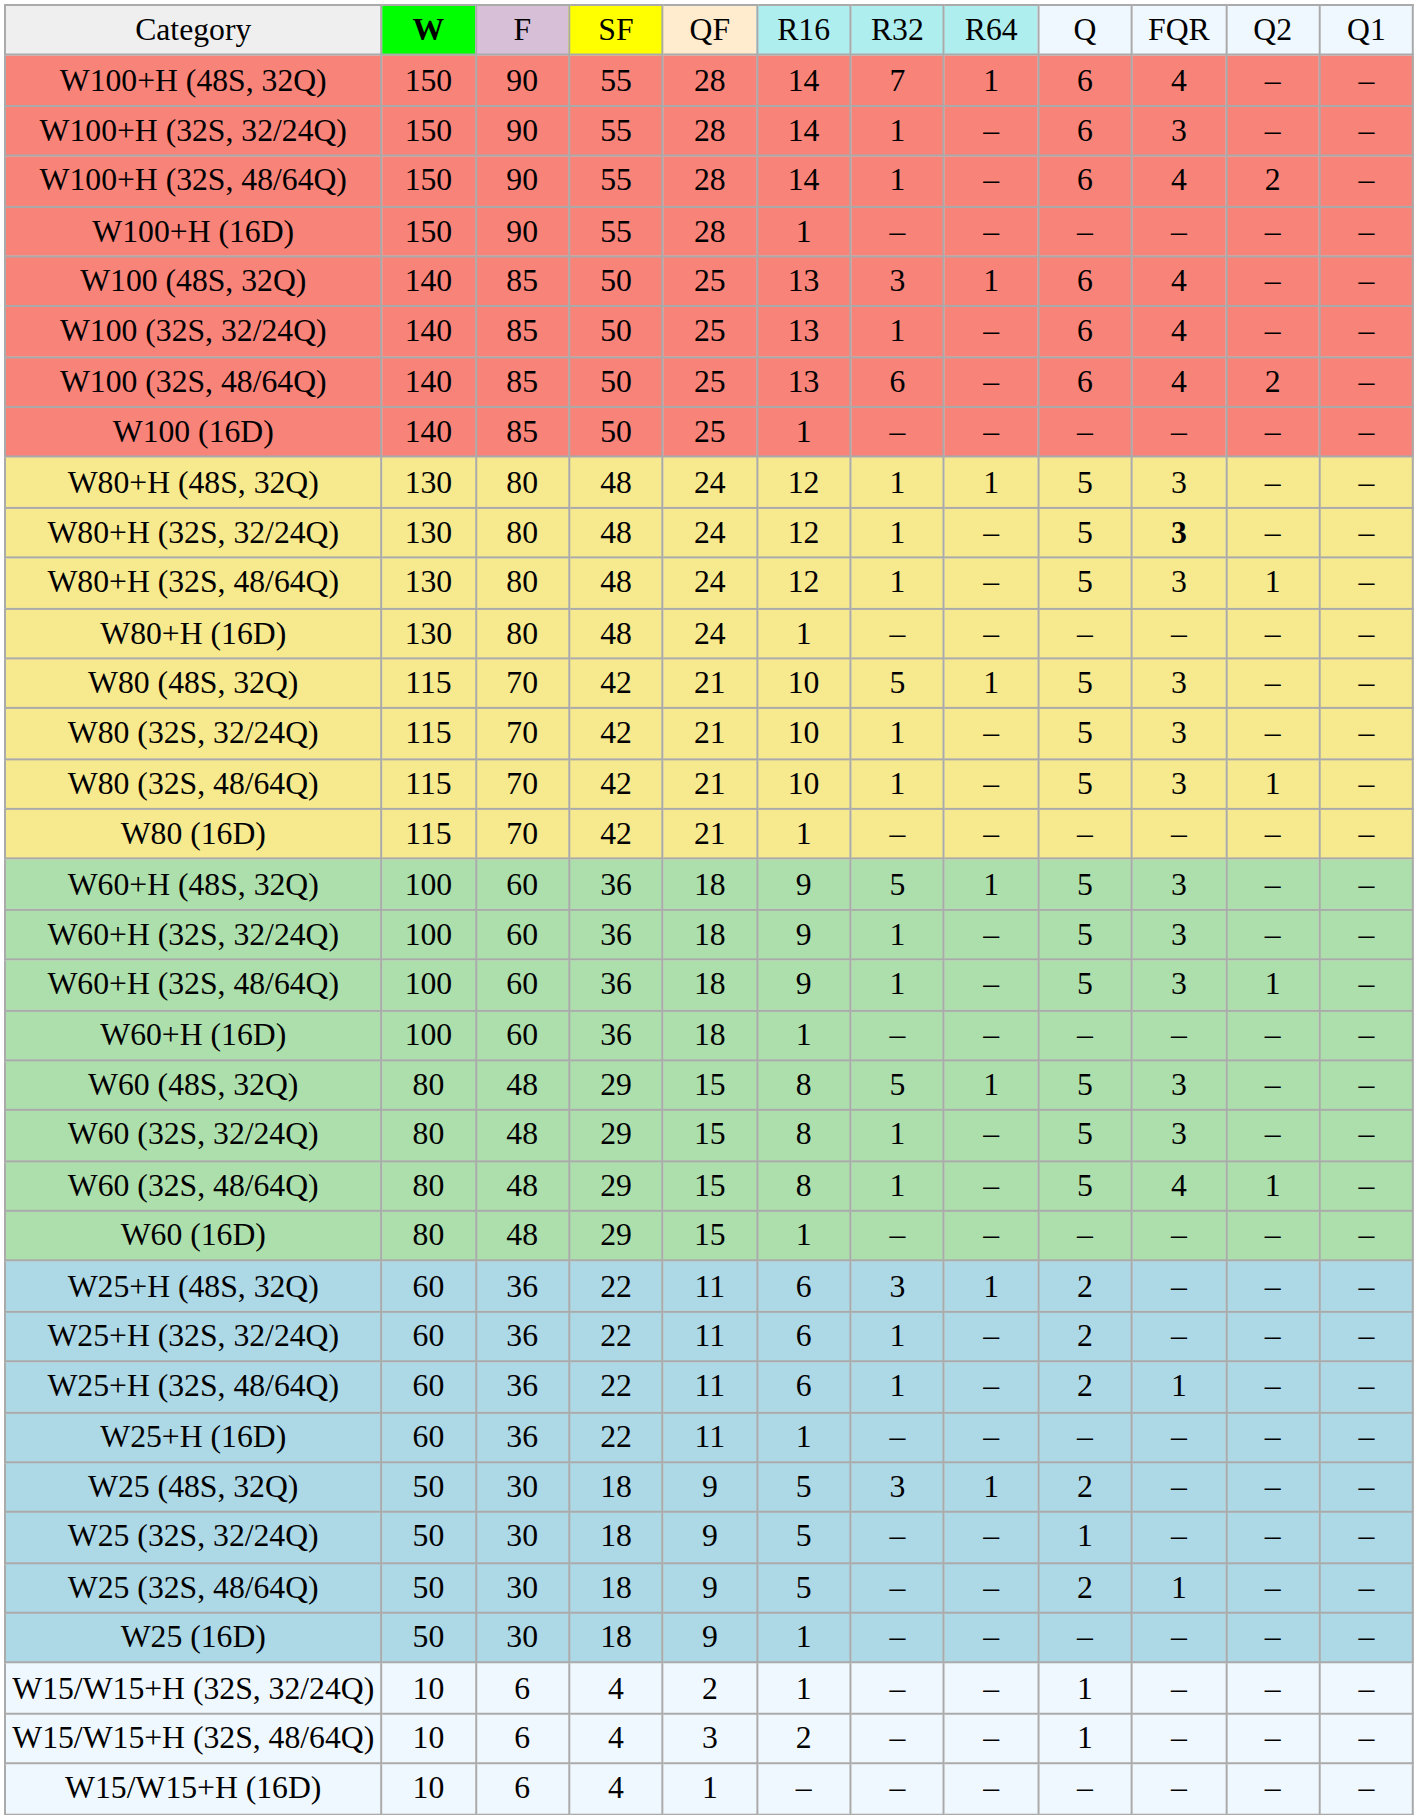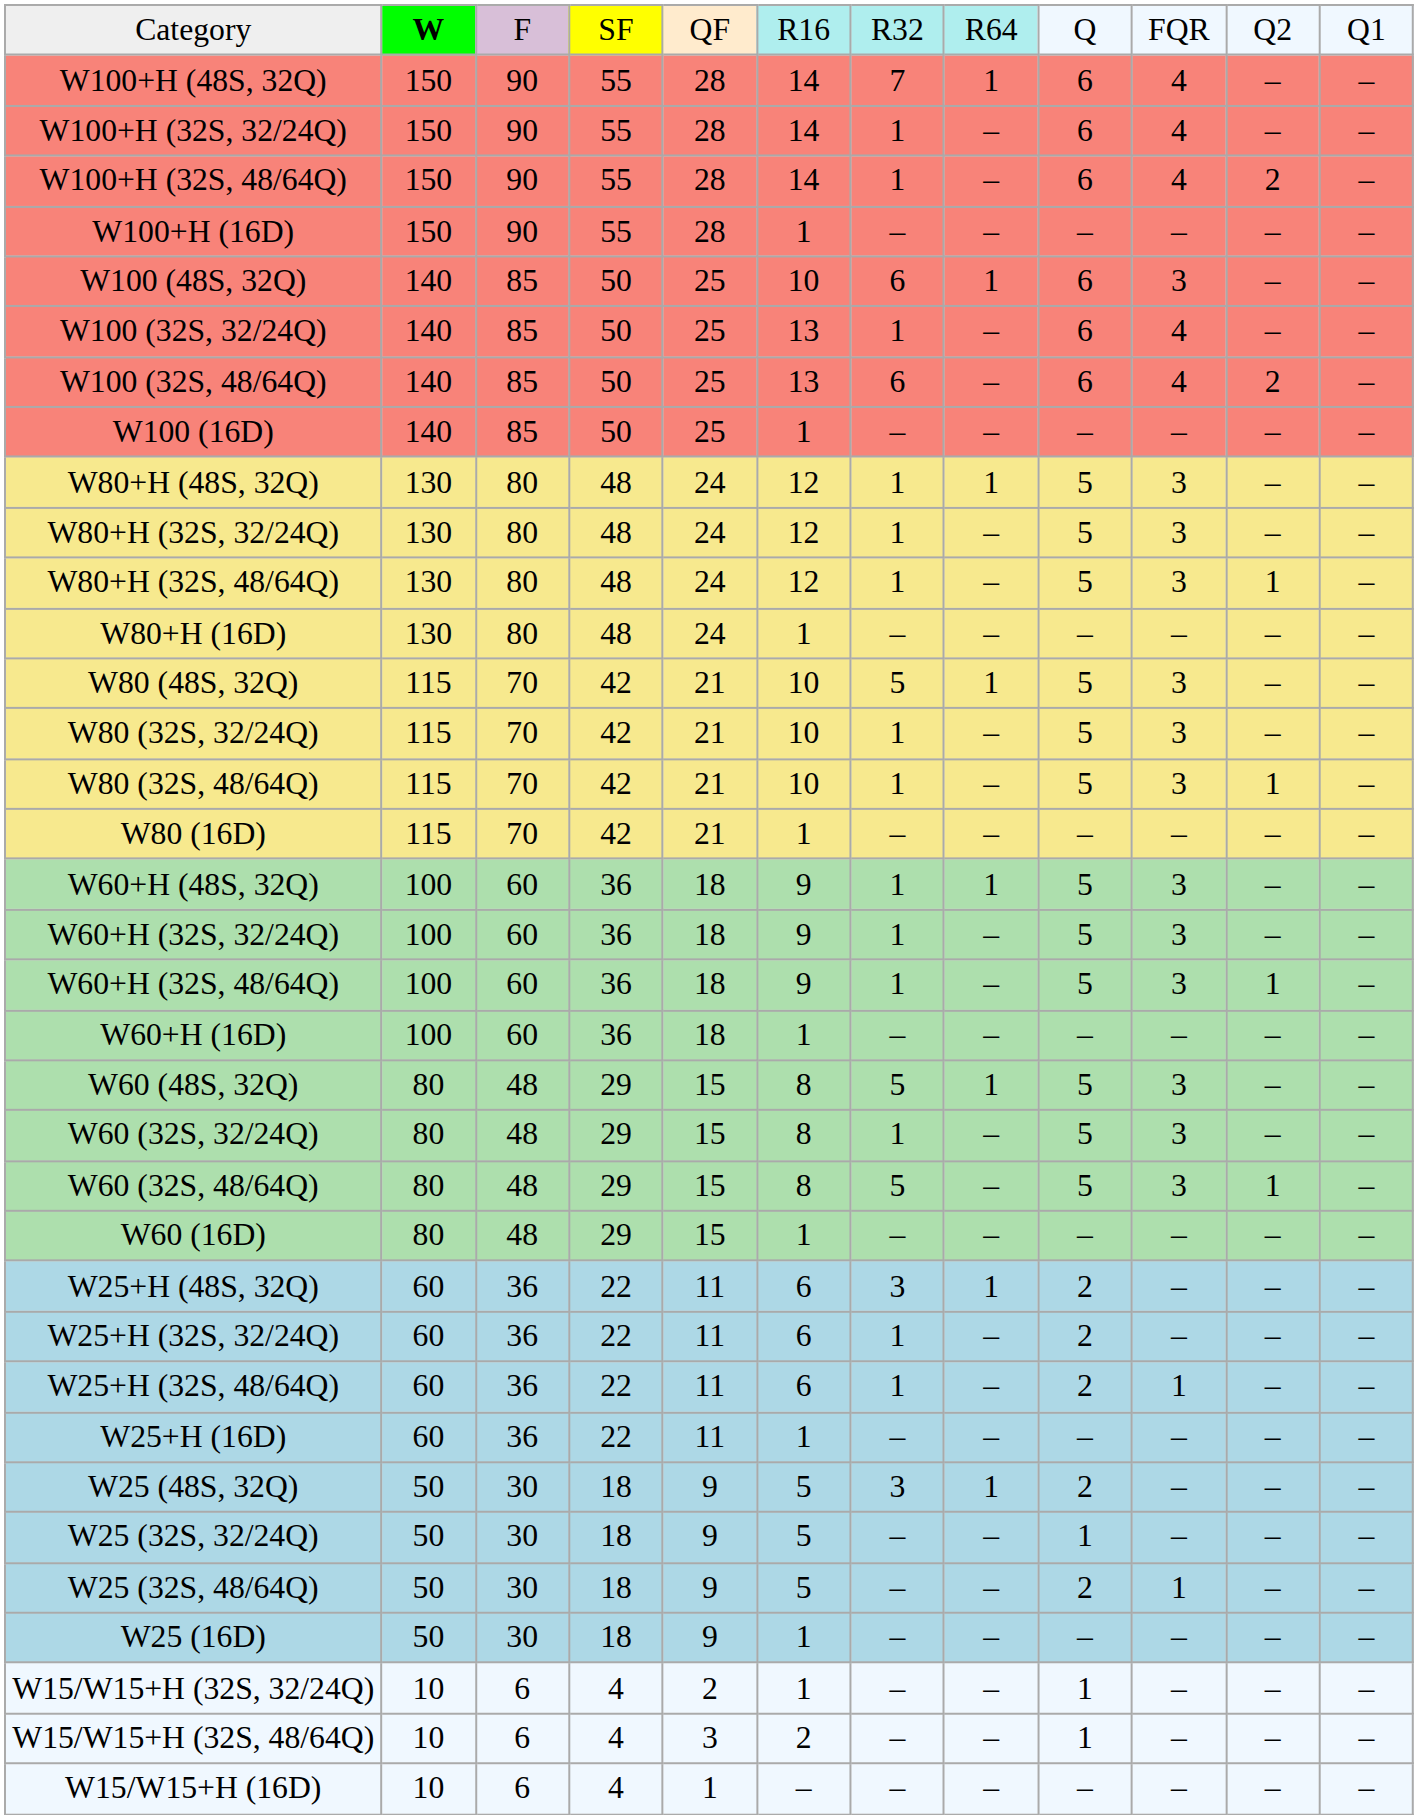(1179, 130) 3 -> (1179, 130) 4
(804, 280) 13 -> (804, 280) 10
(897, 280) 3 -> (897, 280) 6
(1179, 280) 4 -> (1179, 280) 3
(1179, 532) bold -> (1179, 532) normal
(897, 883) 5 -> (897, 883) 1
(897, 1185) 1 -> (897, 1185) 5
(1179, 1185) 4 -> (1179, 1185) 3
